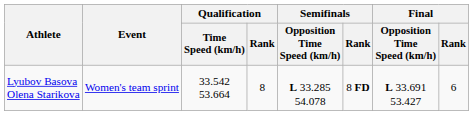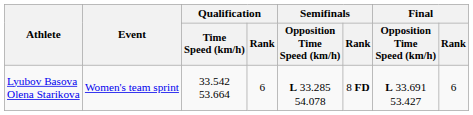(262, 88) 8 -> (262, 88) 6
